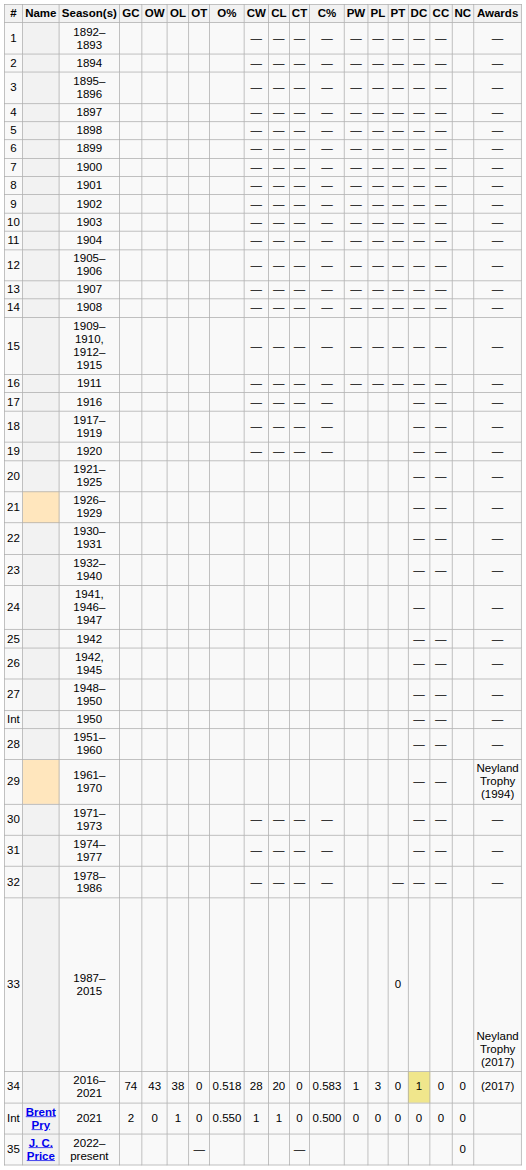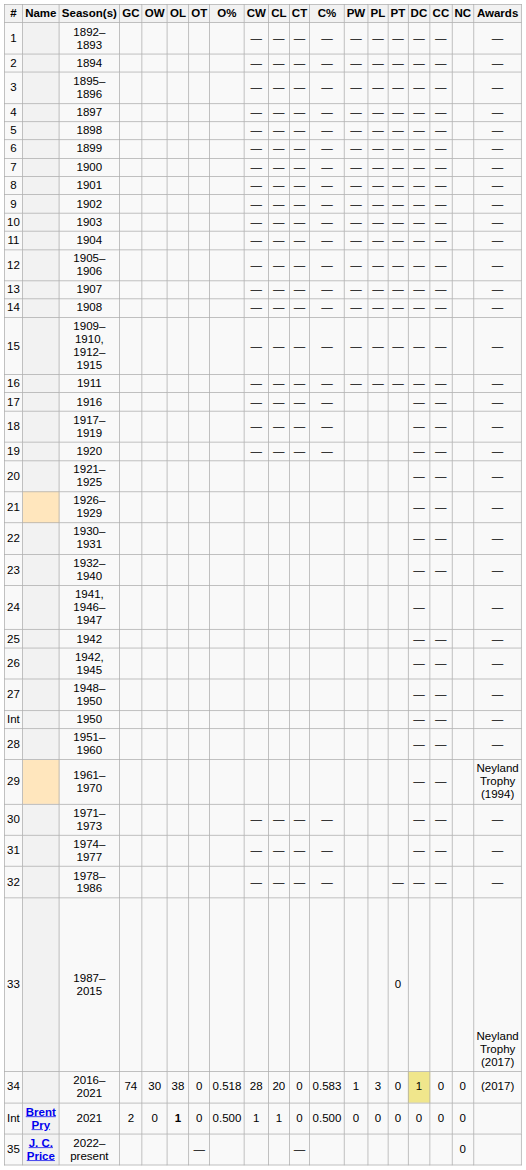(155, 1087) 43 -> (155, 1087) 30
(178, 1118) normal -> (178, 1118) bold
(227, 1118) 0.550 -> (227, 1118) 0.500
